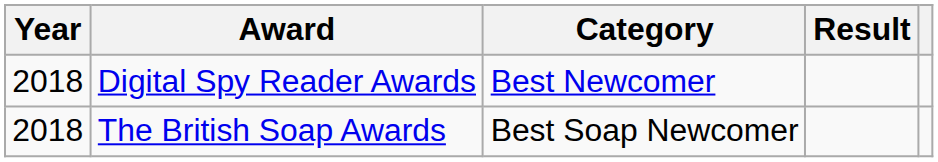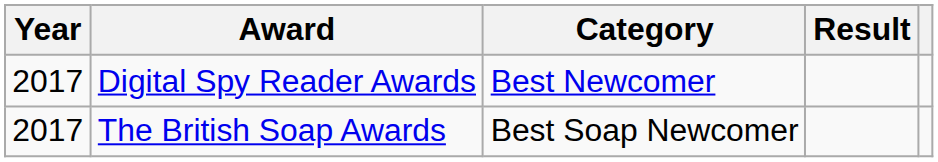(48, 80) 2018 -> (48, 80) 2017
(48, 130) 2018 -> (48, 130) 2017
